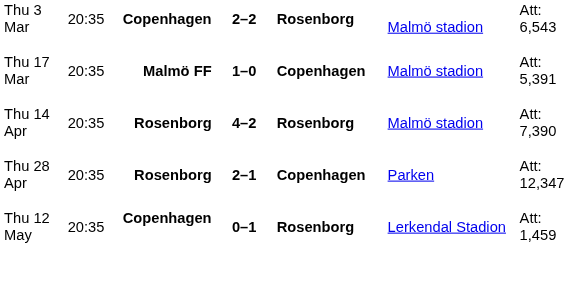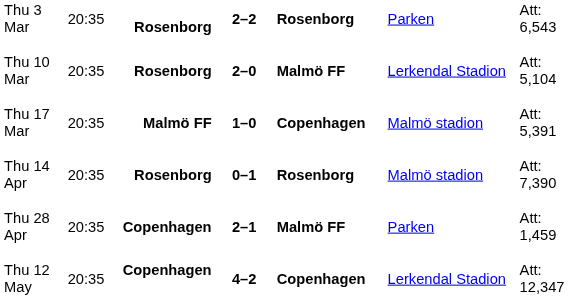(167, 18) Copenhagen -> (173, 27) Rosenborg
(435, 27) Malmö stadion -> (411, 18) Parken
+ row: (27, 70)
(244, 122) 4–2 -> (244, 174) 0–1
(173, 174) Rosenborg -> (167, 226) Copenhagen
(321, 174) Copenhagen -> (311, 226) Malmö FF
(542, 174) Att: 12,347 -> (538, 226) Att: 1,459
(244, 226) 0–1 -> (244, 279) 4–2
(315, 226) Rosenborg -> (321, 279) Copenhagen
(538, 226) Att: 1,459 -> (542, 279) Att: 12,347
